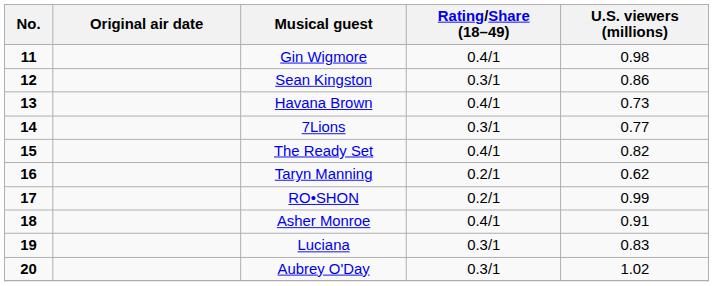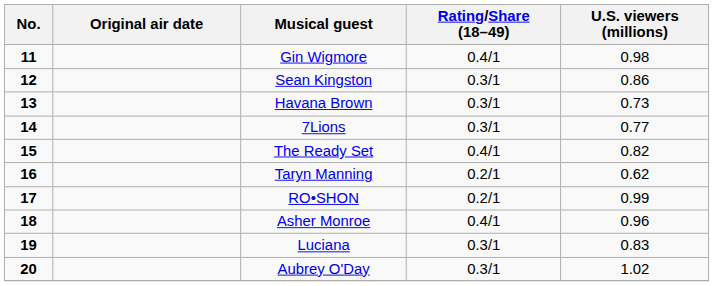(484, 103) 0.4/1 -> (484, 103) 0.3/1
(635, 221) 0.91 -> (635, 221) 0.96
